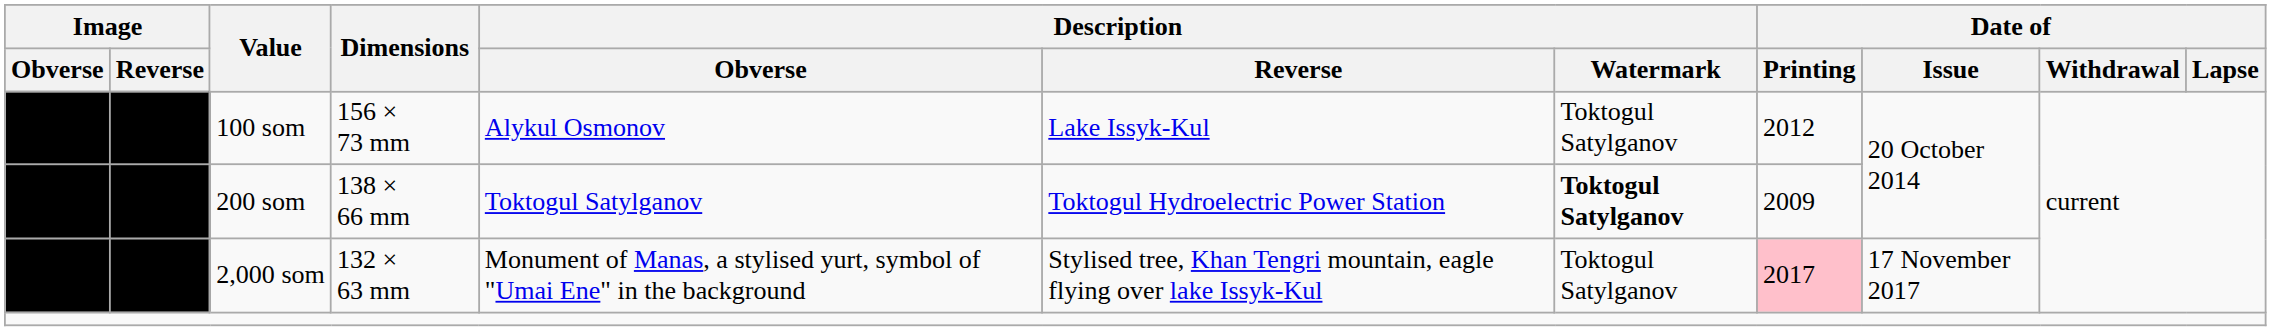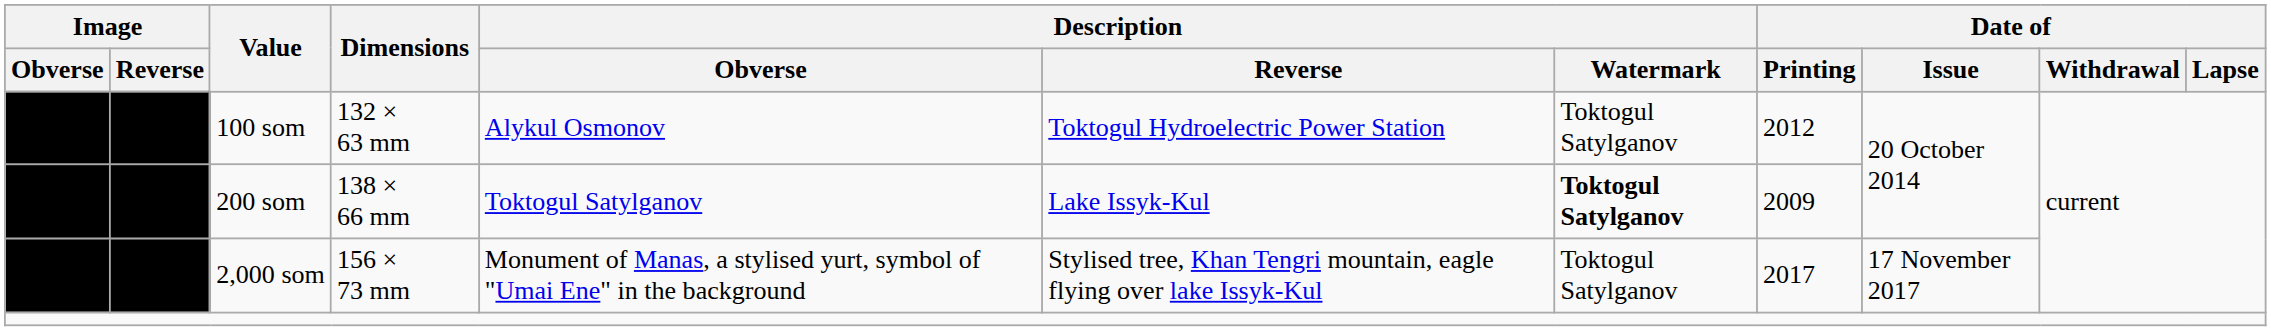(374, 127) 156 × 73 mm -> (374, 127) 132 × 63 mm
(1129, 127) Lake Issyk-Kul -> (1247, 127) Toktogul Hydroelectric Power Station
(1247, 201) Toktogul Hydroelectric Power Station -> (1129, 201) Lake Issyk-Kul
(374, 275) 132 × 63 mm -> (374, 275) 156 × 73 mm
(1789, 275) pink background -> (1789, 275) no background
